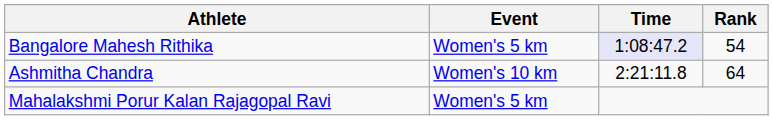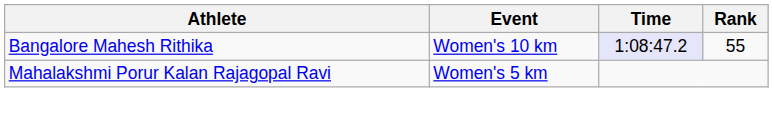(490, 46) Women's 5 km -> (495, 46) Women's 10 km
(735, 46) 54 -> (735, 46) 55
- row: (81, 74)
